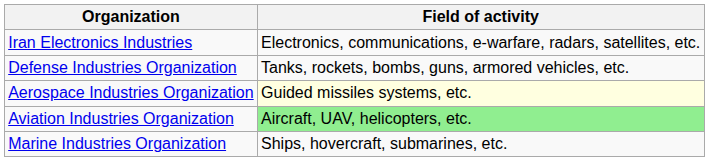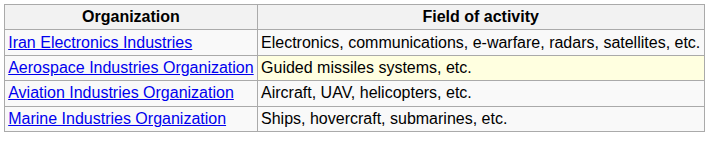- row: (122, 67)
(366, 118) lightgreen background -> (366, 93) no background
